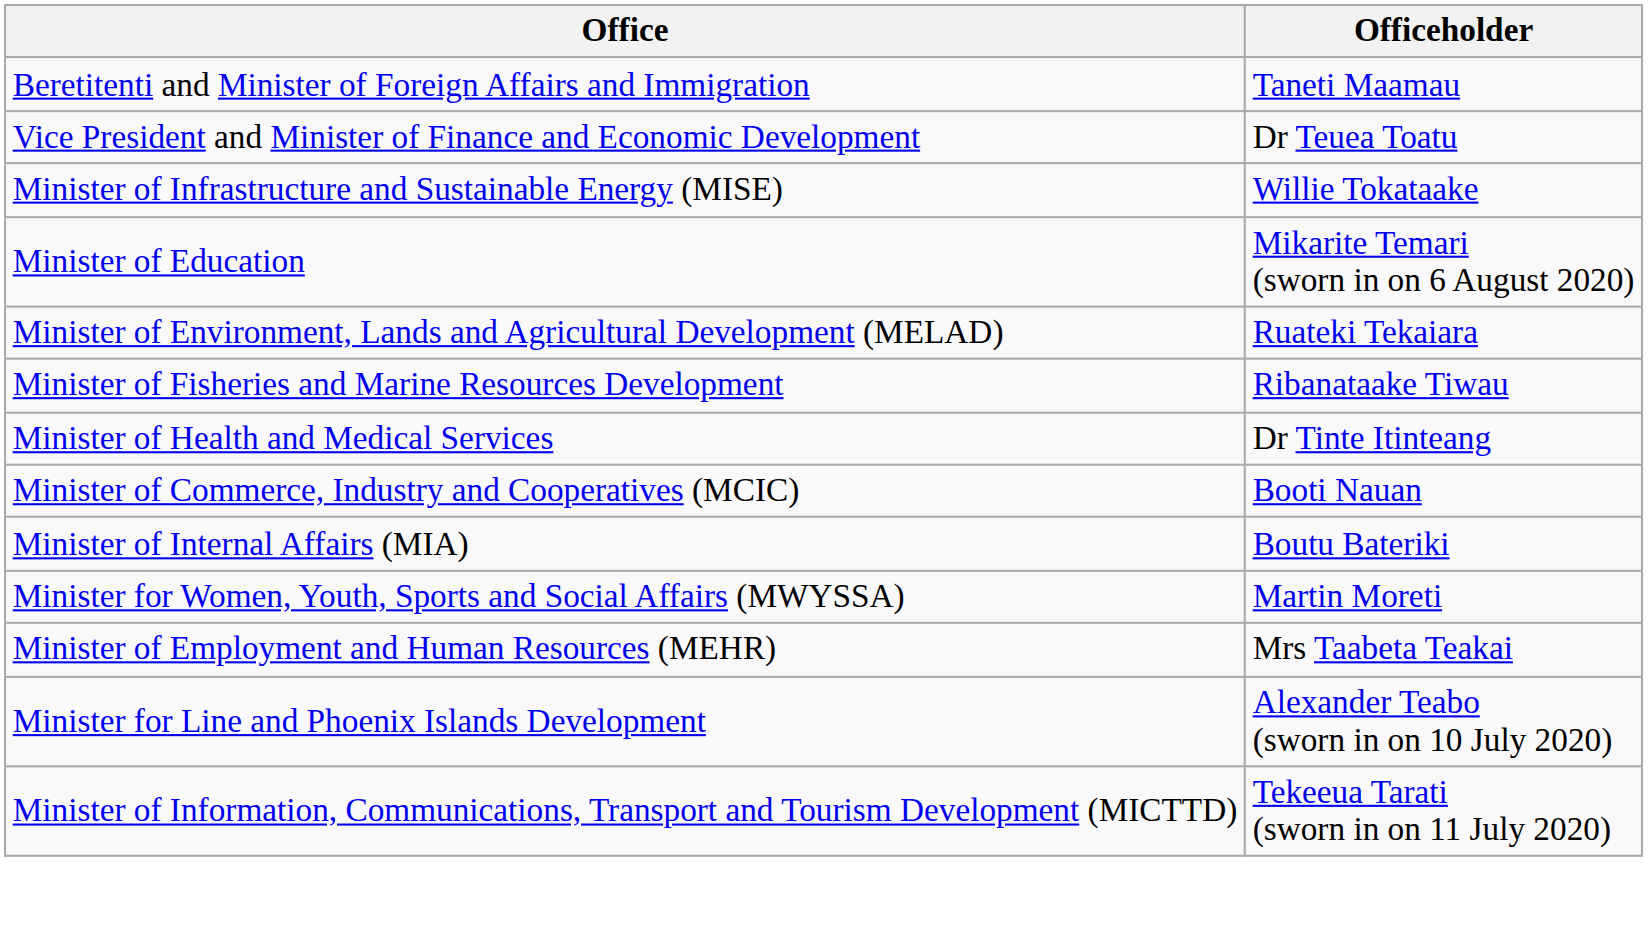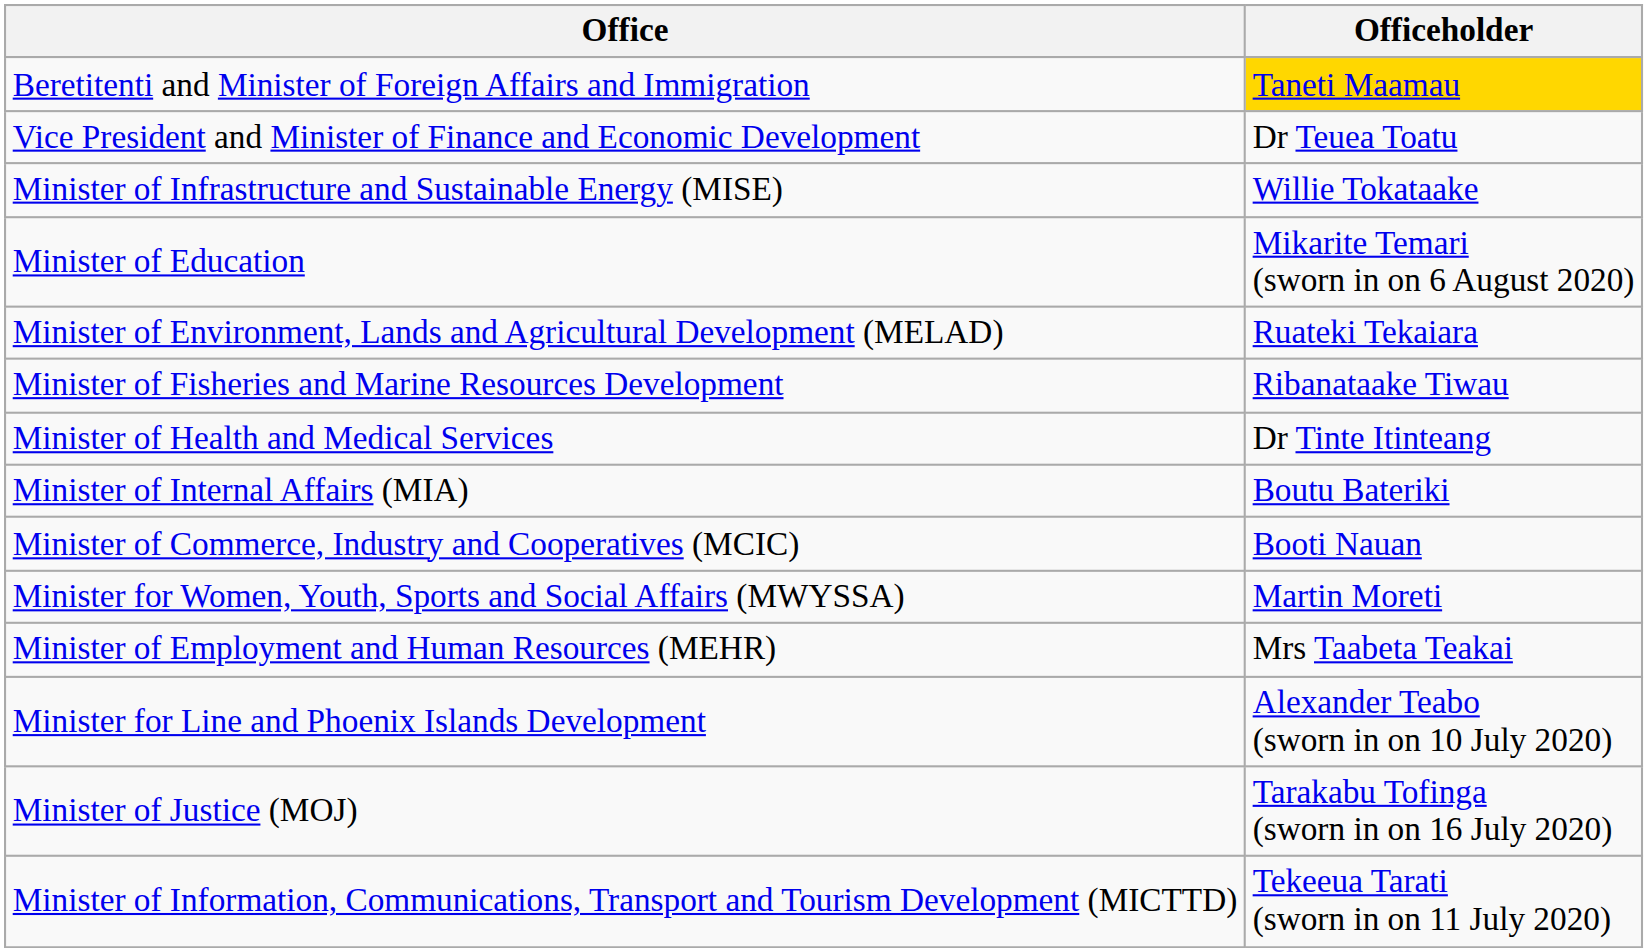(1356, 83) no background -> (1356, 83) gold background
rows swapped: (241, 543) <-> (406, 490)
+ row: (185, 810)
